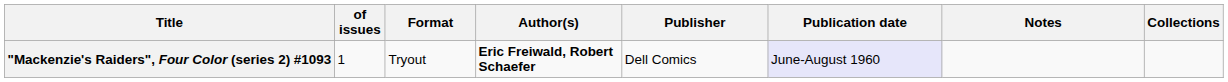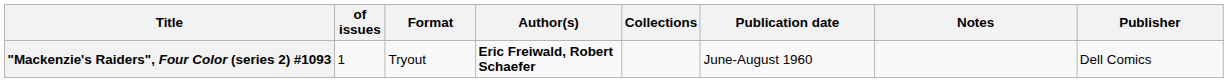columns swapped: (695, 22) <-> (1184, 22)
(826, 59) lavender background -> (758, 59) no background
